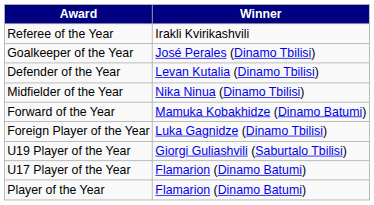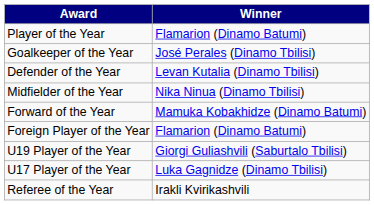rows swapped: (56, 190) <-> (60, 33)
(241, 131) Luka Gagnidze (Dinamo Tbilisi) -> (231, 131) Flamarion (Dinamo Batumi)
(231, 170) Flamarion (Dinamo Batumi) -> (241, 170) Luka Gagnidze (Dinamo Tbilisi)
